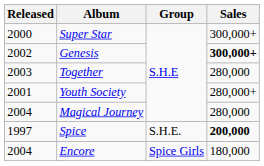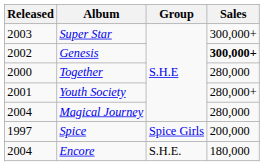(20, 33) 2000 -> (20, 33) 2003
(20, 72) 2003 -> (20, 72) 2000
(165, 131) S.H.E. -> (176, 131) Spice Girls
(230, 131) bold -> (230, 131) normal
(176, 151) Spice Girls -> (165, 151) S.H.E.
